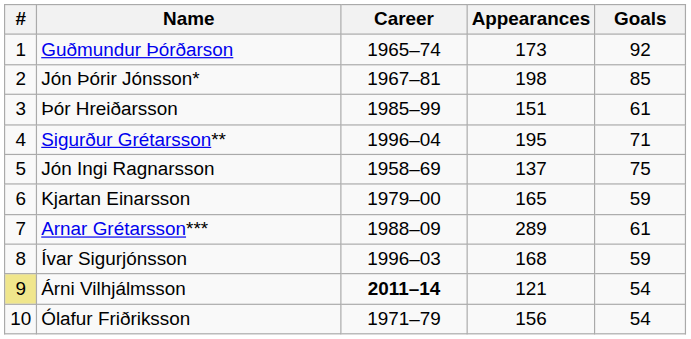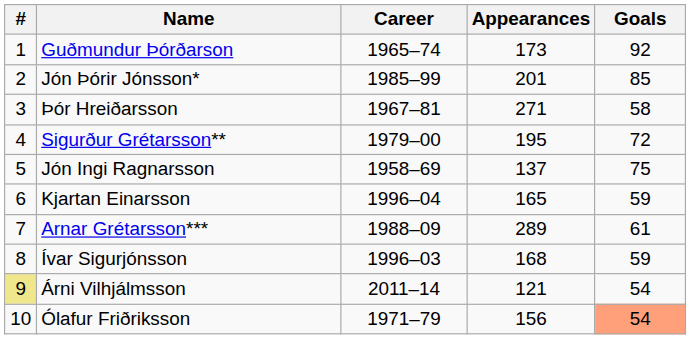(404, 79) 1967–81 -> (404, 79) 1985–99
(531, 79) 198 -> (531, 79) 201
(404, 109) 1985–99 -> (404, 109) 1967–81
(531, 109) 151 -> (531, 109) 271
(640, 109) 61 -> (640, 109) 58
(404, 139) 1996–04 -> (404, 139) 1979–00
(640, 139) 71 -> (640, 139) 72
(404, 199) 1979–00 -> (404, 199) 1996–04
(404, 288) bold -> (404, 288) normal
(640, 318) no background -> (640, 318) lightsalmon background
